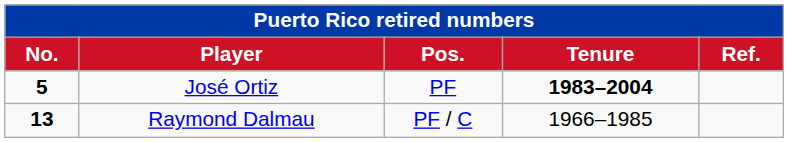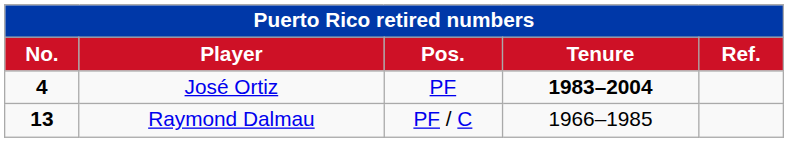(42, 86) 5 -> (42, 86) 4
